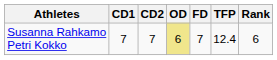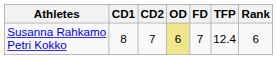(123, 39) 7 -> (123, 39) 8
